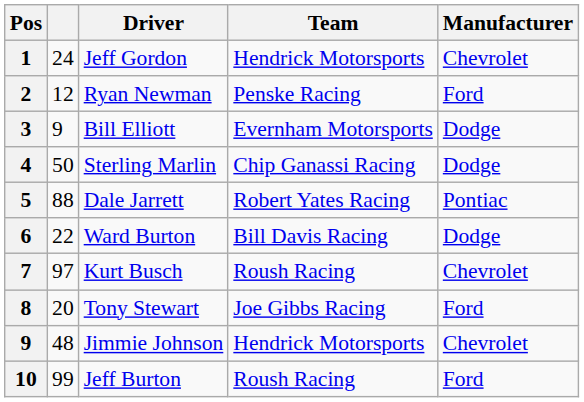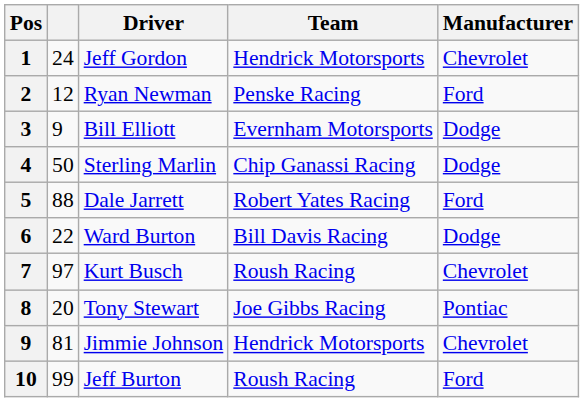(475, 200) Pontiac -> (463, 200) Ford
(463, 307) Ford -> (475, 307) Pontiac
(63, 342) 48 -> (63, 342) 81
